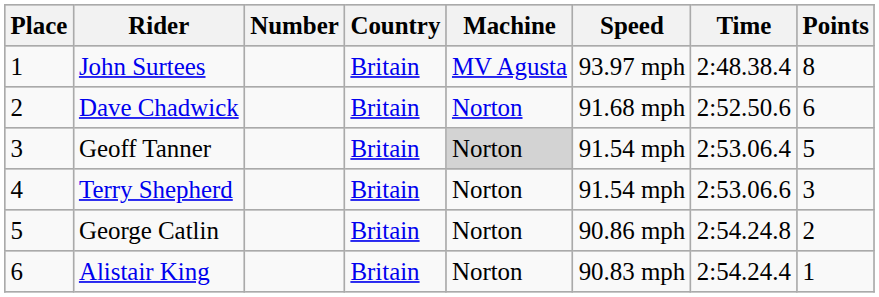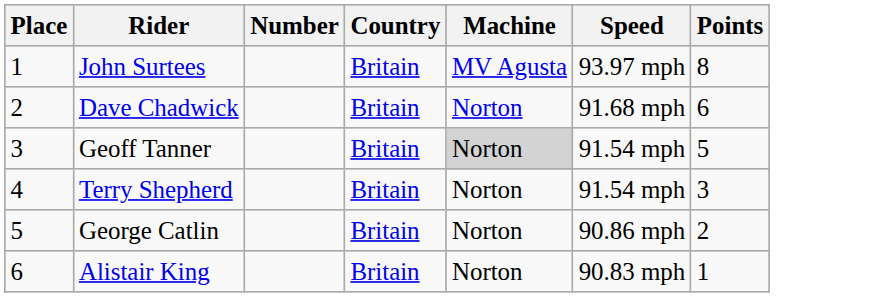- column: (744, 25)
